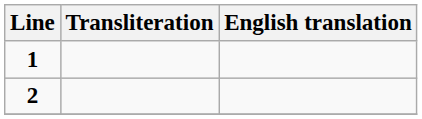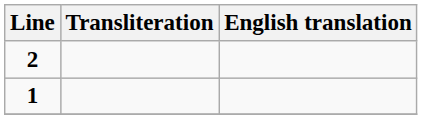rows swapped: (32, 59) <-> (32, 95)
